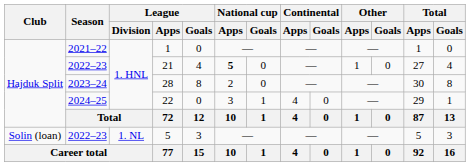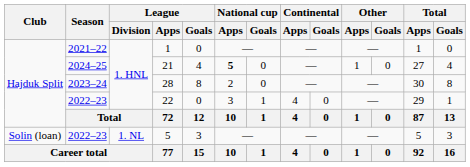(87, 65) 2022–23 -> (87, 65) 2024–25
(87, 100) 2024–25 -> (87, 100) 2022–23
